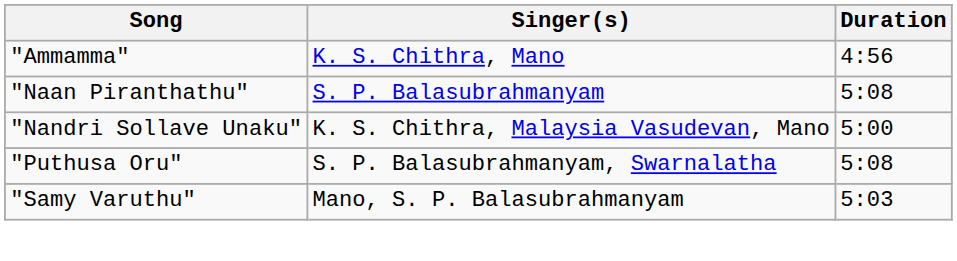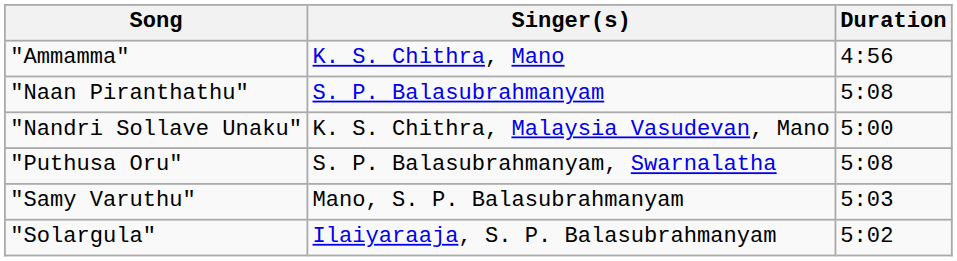+ row: (83, 237)
